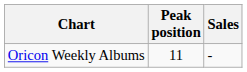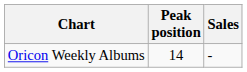(176, 55) 11 -> (176, 55) 14
